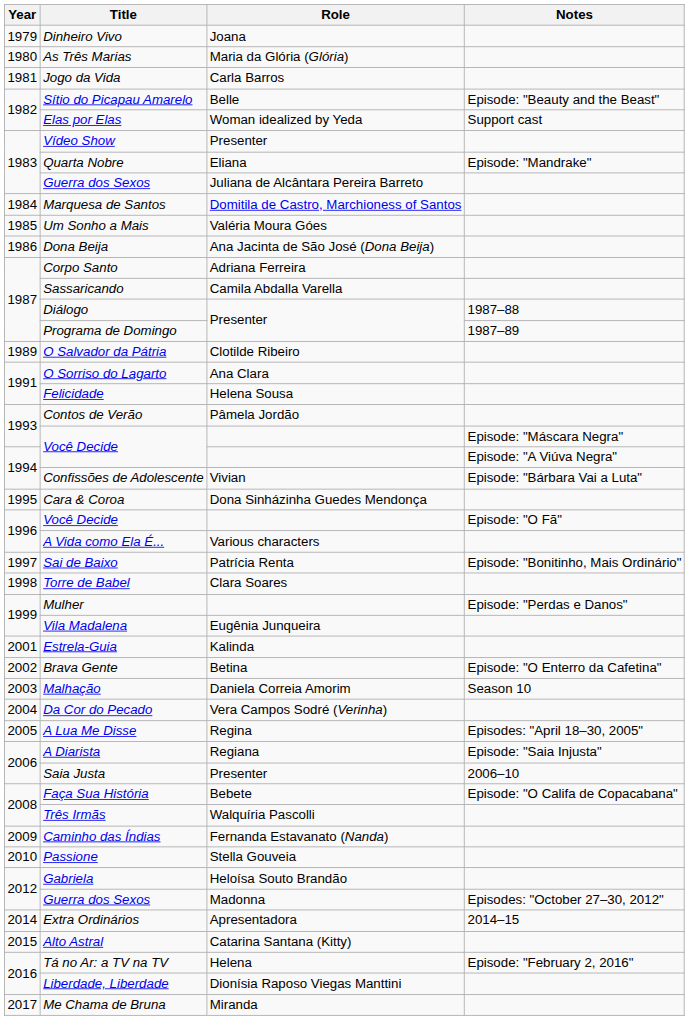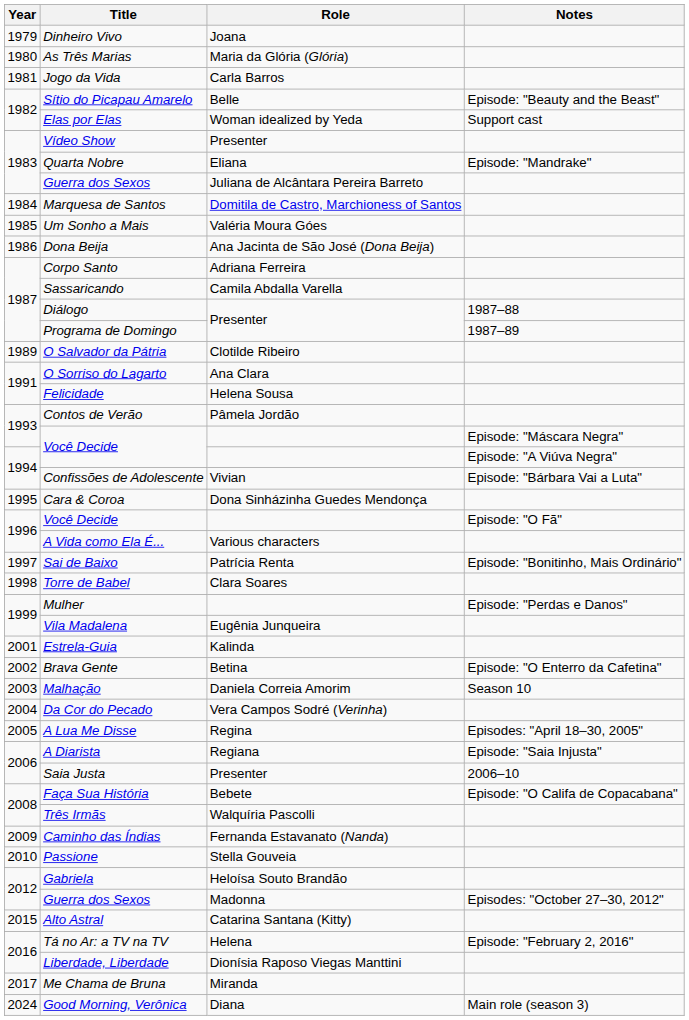- row: (22, 920)
+ row: (22, 1004)
